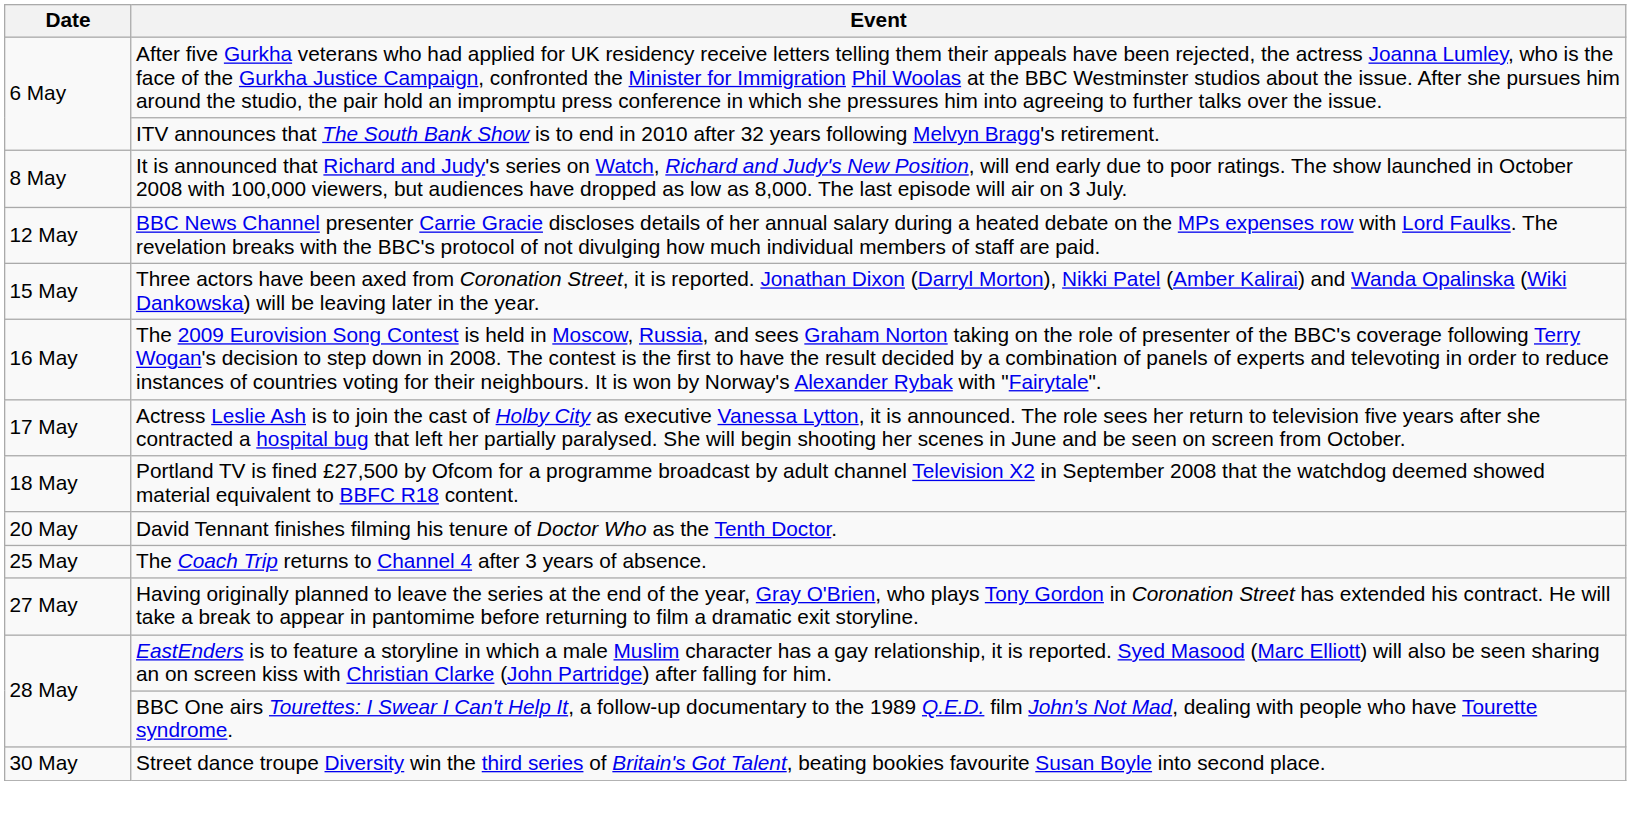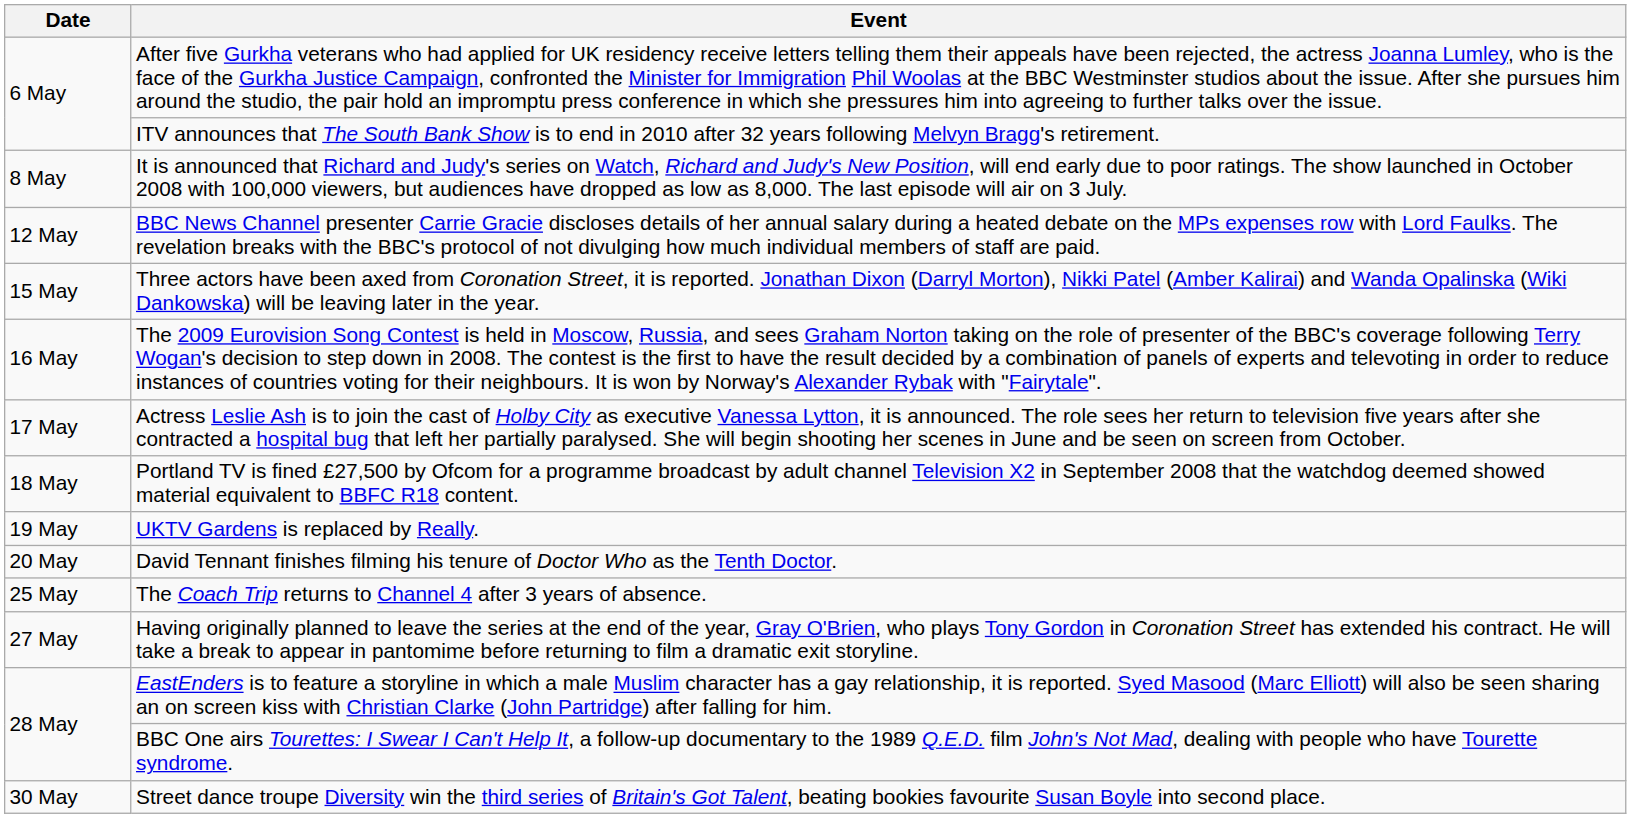+ row: (308, 528)
